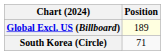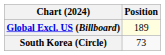(141, 43) 71 -> (141, 43) 73
